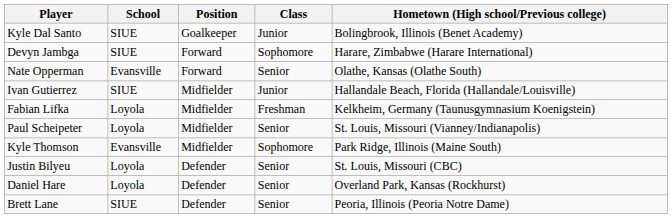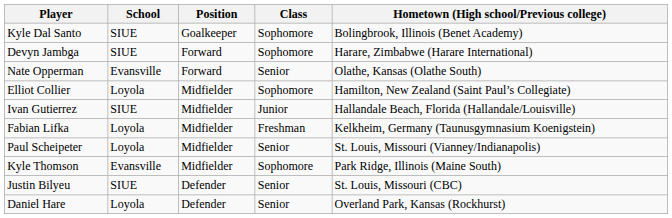(273, 33) Junior -> (286, 33) Sophomore
+ row: (39, 90)
(127, 166) Loyola -> (124, 185) SIUE
- row: (33, 204)
